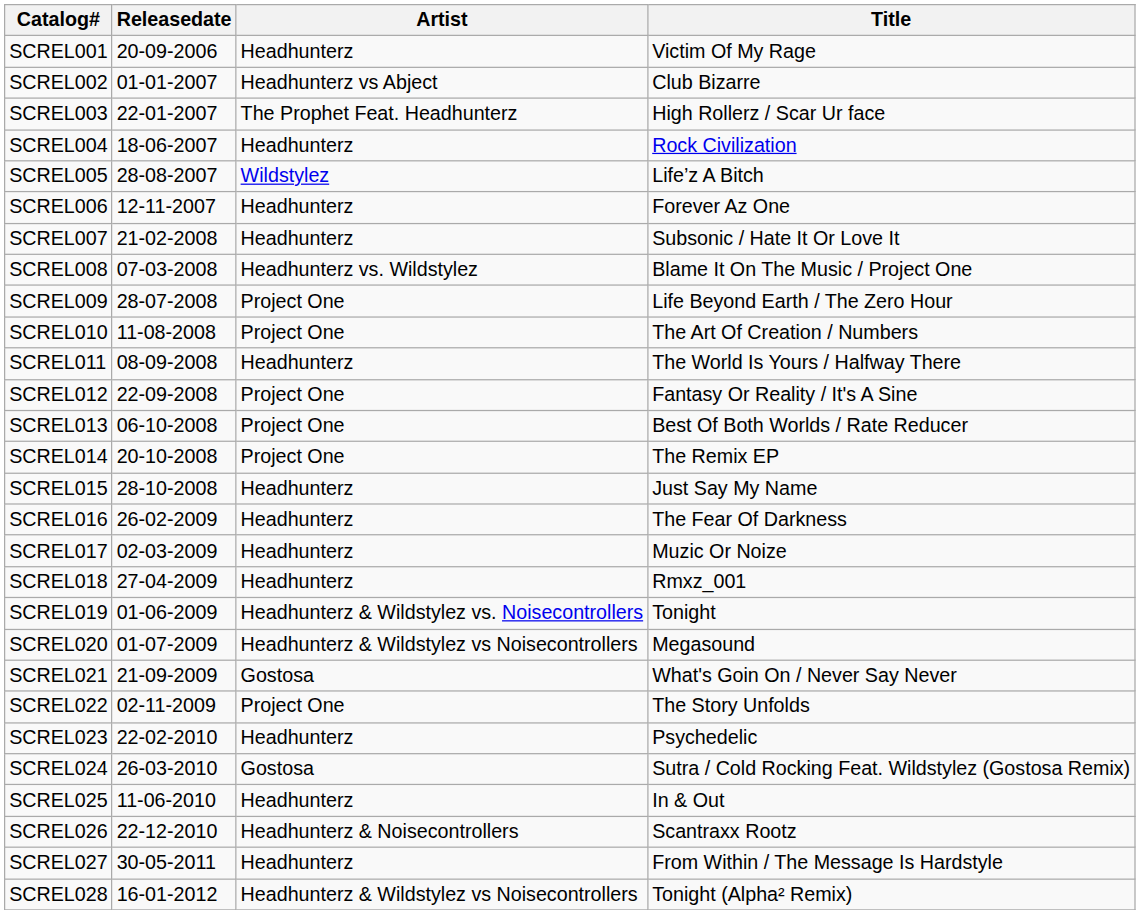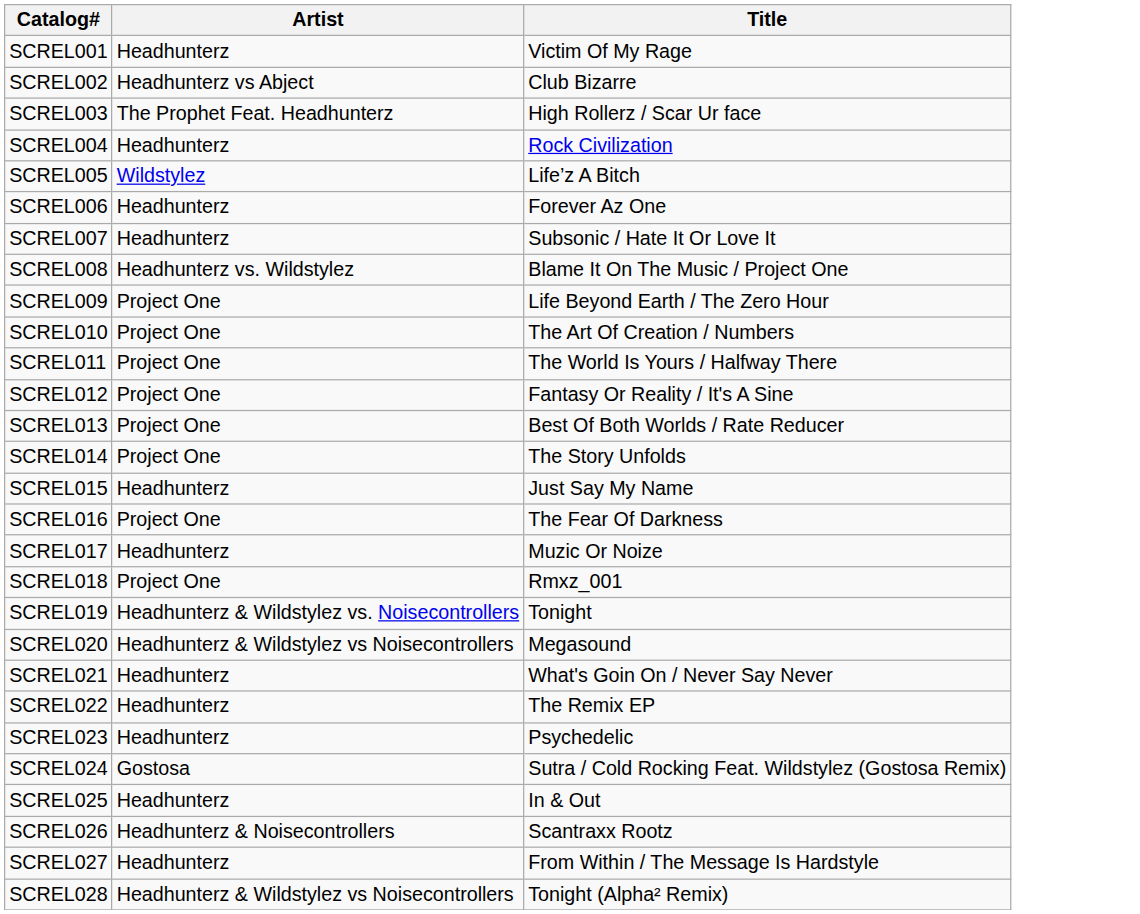- column: (174, 20)
(297, 363) Headhunterz -> (169, 363) Project One
(716, 457) The Remix EP -> (607, 457) The Story Unfolds
(297, 519) Headhunterz -> (169, 519) Project One
(297, 581) Headhunterz -> (169, 581) Project One
(277, 675) Gostosa -> (173, 675) Headhunterz
(293, 706) Project One -> (173, 706) Headhunterz
(731, 706) The Story Unfolds -> (592, 706) The Remix EP
